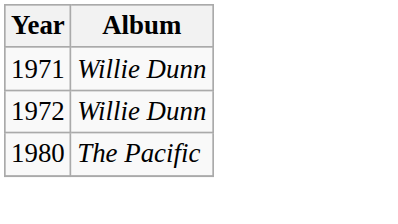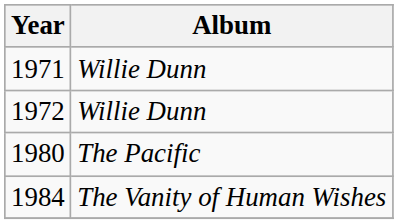+ row: (38, 196)
